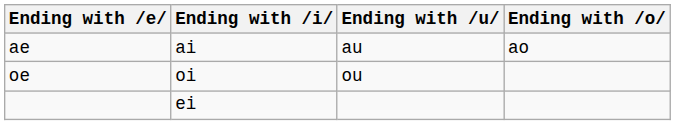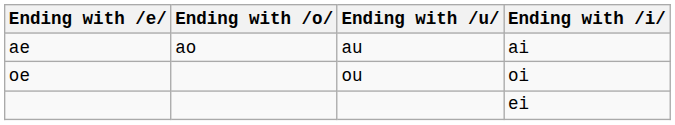columns swapped: (254, 19) <-> (587, 19)
